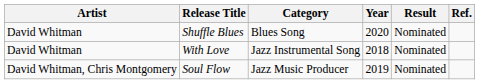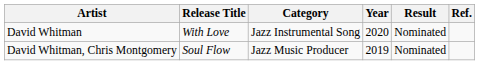- row: (213, 32)
(377, 50) 2018 -> (377, 32) 2020
